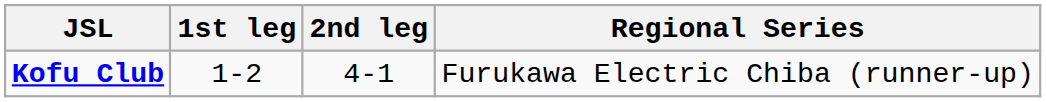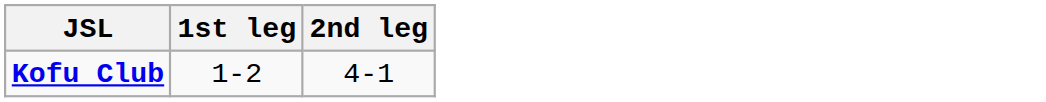- column: (738, 28)
